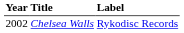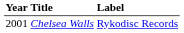(17, 23) 2002 -> (17, 23) 2001
